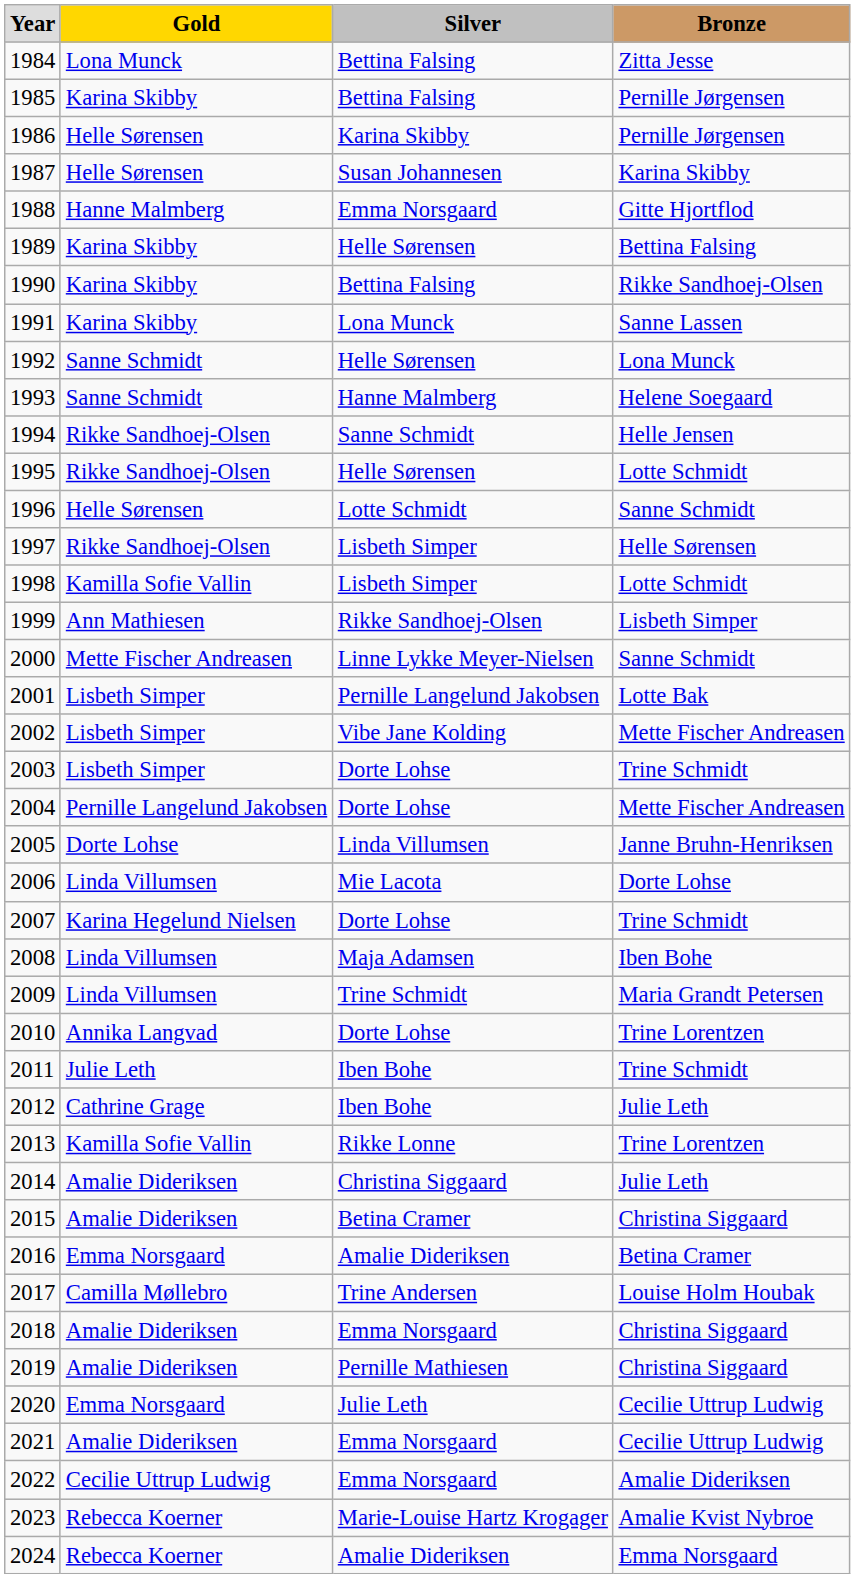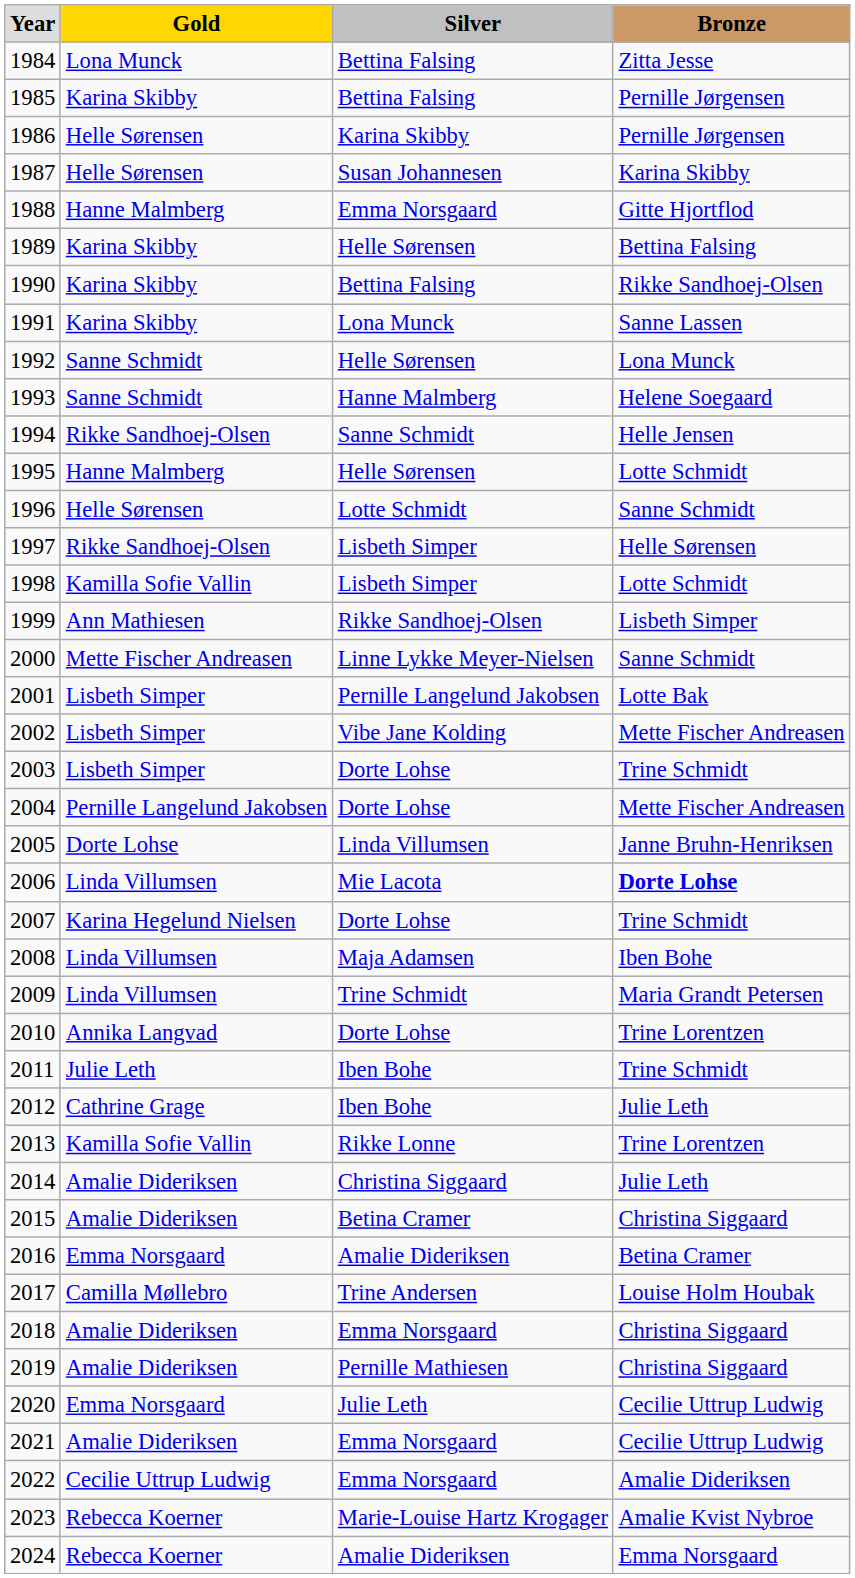(168, 471) Rikke Sandhoej-Olsen -> (145, 471) Hanne Malmberg
(675, 882) normal -> (678, 882) bold
